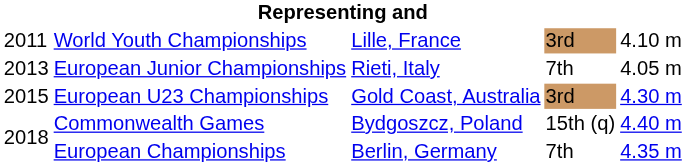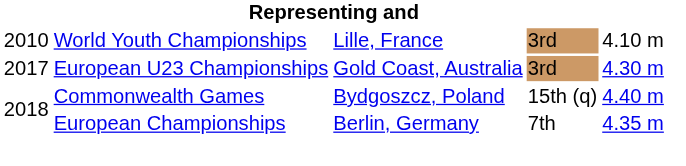(25, 40) 2011 -> (26, 40) 2010
- row: (200, 68)
(26, 96) 2015 -> (26, 68) 2017
